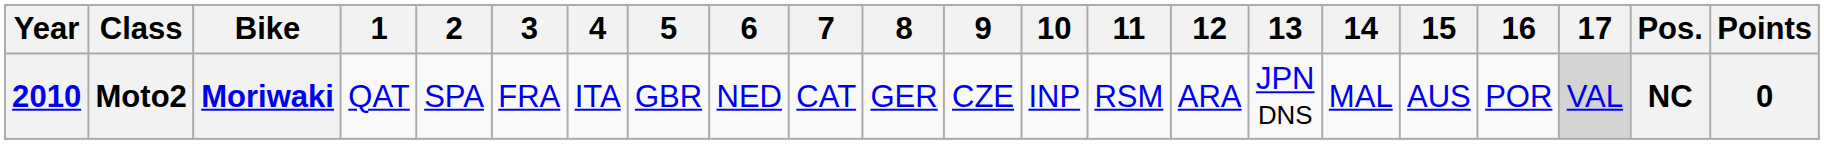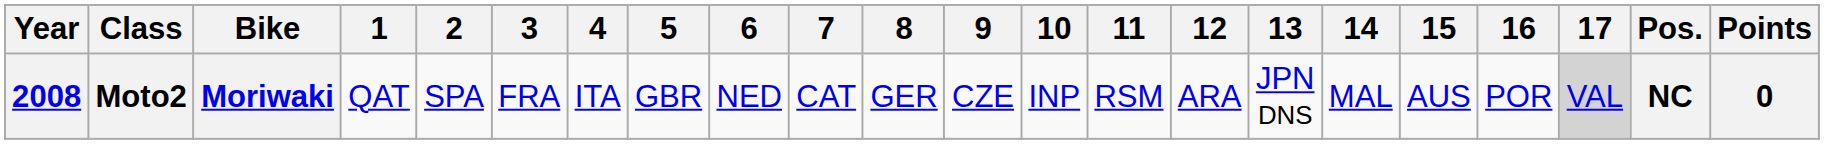(47, 95) 2010 -> (47, 95) 2008
